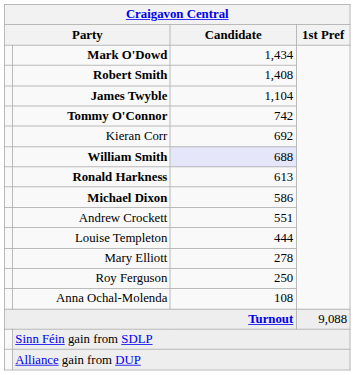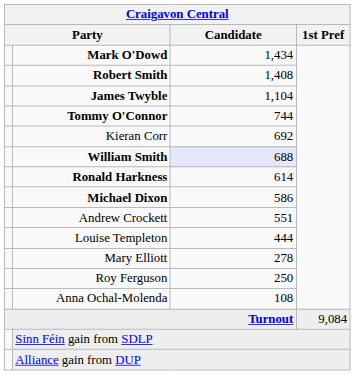(284, 116) 742 -> (284, 116) 744
(284, 177) 613 -> (284, 177) 614
(333, 319) 9,088 -> (333, 319) 9,084
